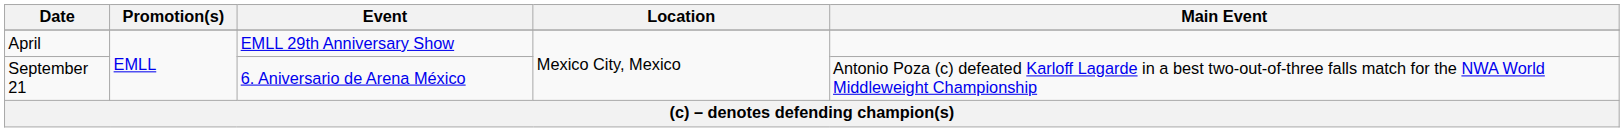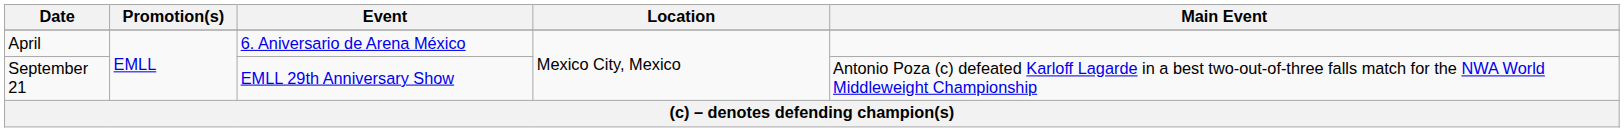(347, 43) EMLL 29th Anniversary Show -> (353, 43) 6. Aniversario de Arena México
(353, 78) 6. Aniversario de Arena México -> (347, 78) EMLL 29th Anniversary Show
